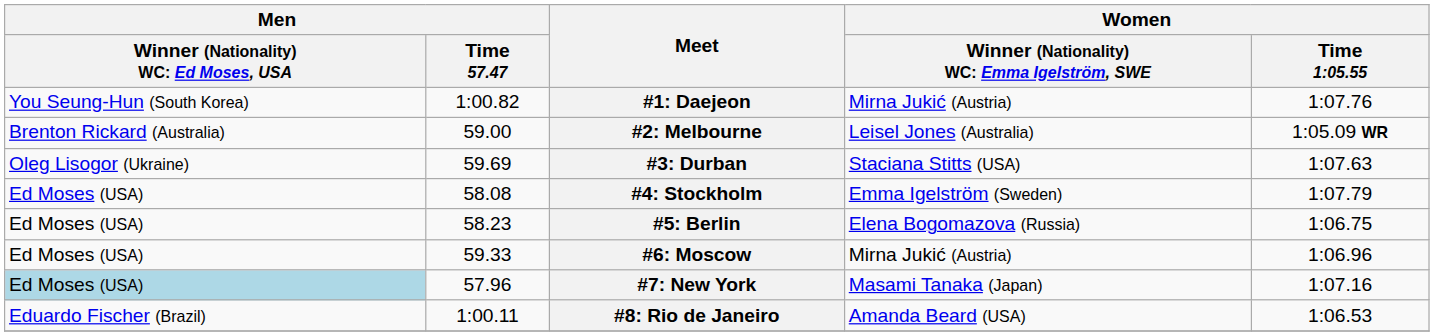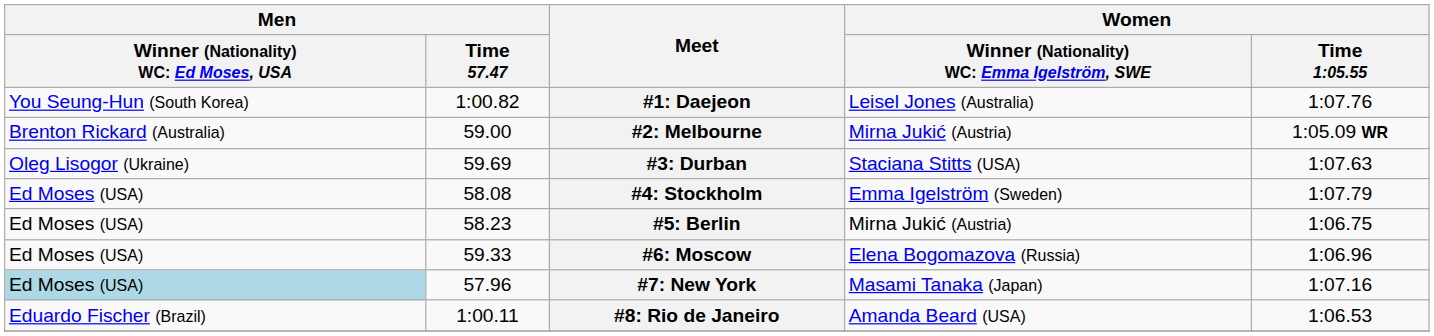(930, 102) Mirna Jukić (Austria) -> (941, 102) Leisel Jones (Australia)
(941, 132) Leisel Jones (Australia) -> (930, 132) Mirna Jukić (Austria)
(964, 224) Elena Bogomazova (Russia) -> (930, 224) Mirna Jukić (Austria)
(930, 254) Mirna Jukić (Austria) -> (964, 254) Elena Bogomazova (Russia)
